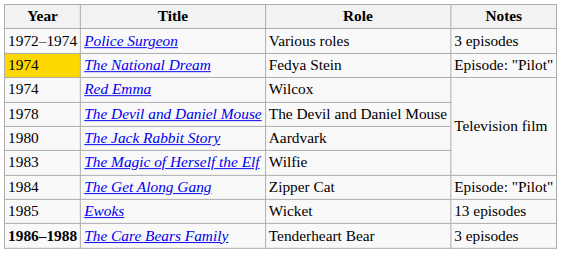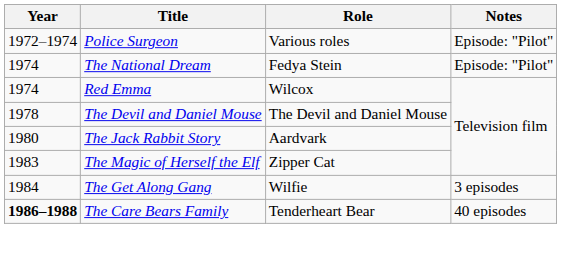(486, 41) 3 episodes -> (504, 41) Episode: "Pilot"
(23, 65) gold background -> (23, 65) no background
(288, 162) Wilfie -> (302, 162) Zipper Cat
(302, 187) Zipper Cat -> (288, 187) Wilfie
(504, 187) Episode: "Pilot" -> (486, 187) 3 episodes
- row: (104, 211)
(486, 235) 3 episodes -> (490, 211) 40 episodes
